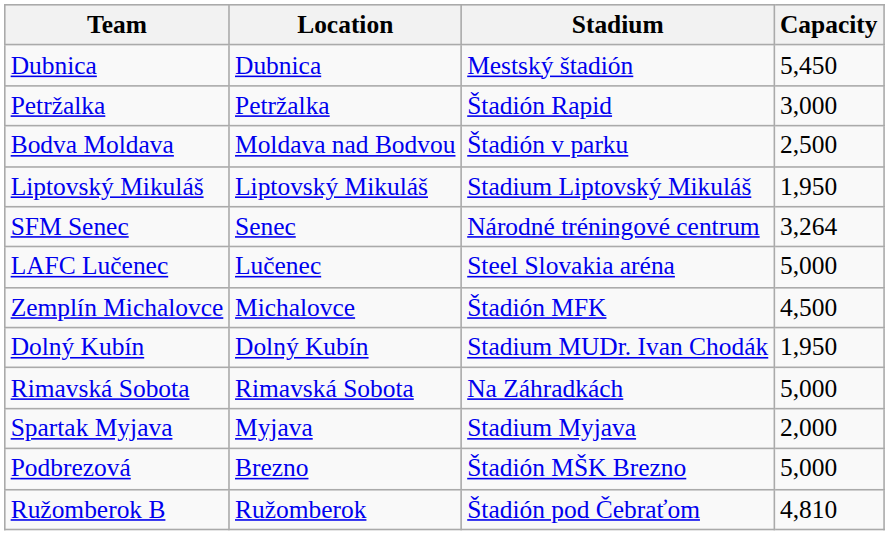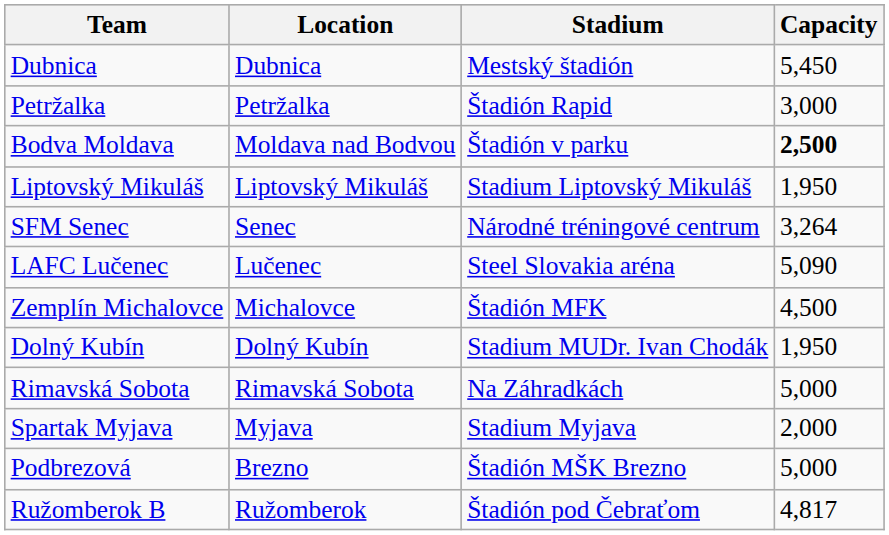(809, 145) normal -> (809, 145) bold
(809, 266) 5,000 -> (809, 266) 5,090
(809, 508) 4,810 -> (809, 508) 4,817
